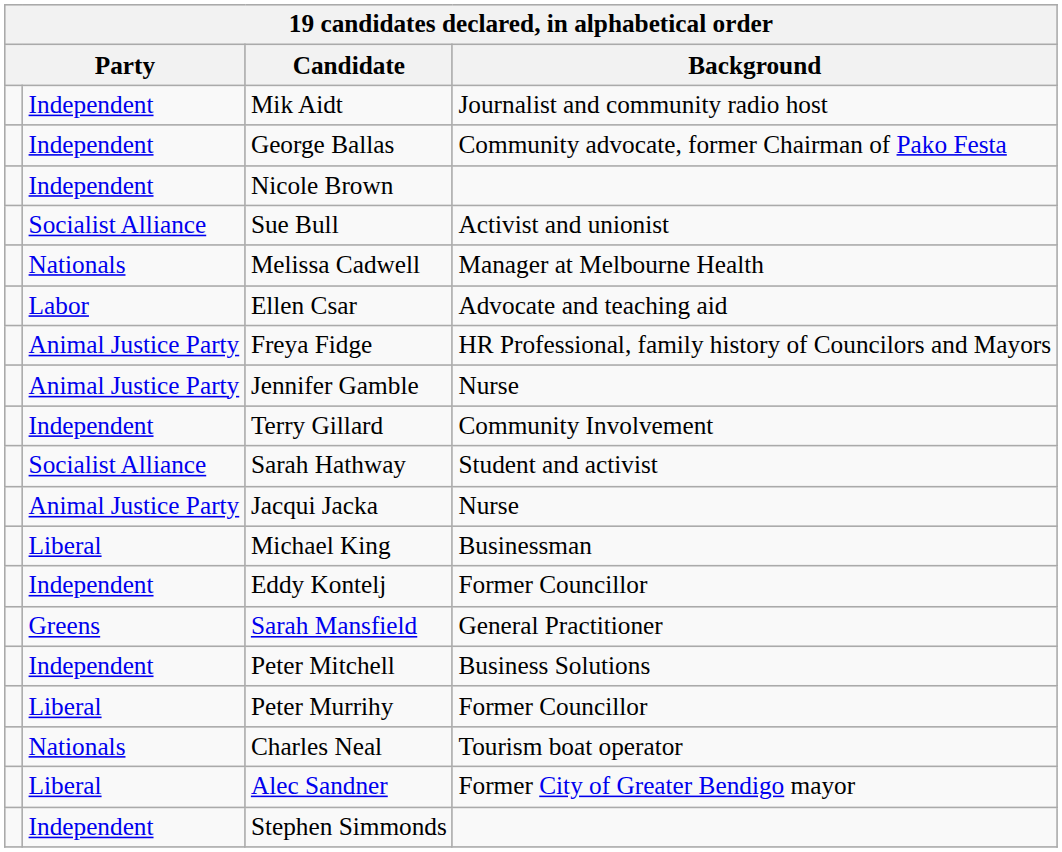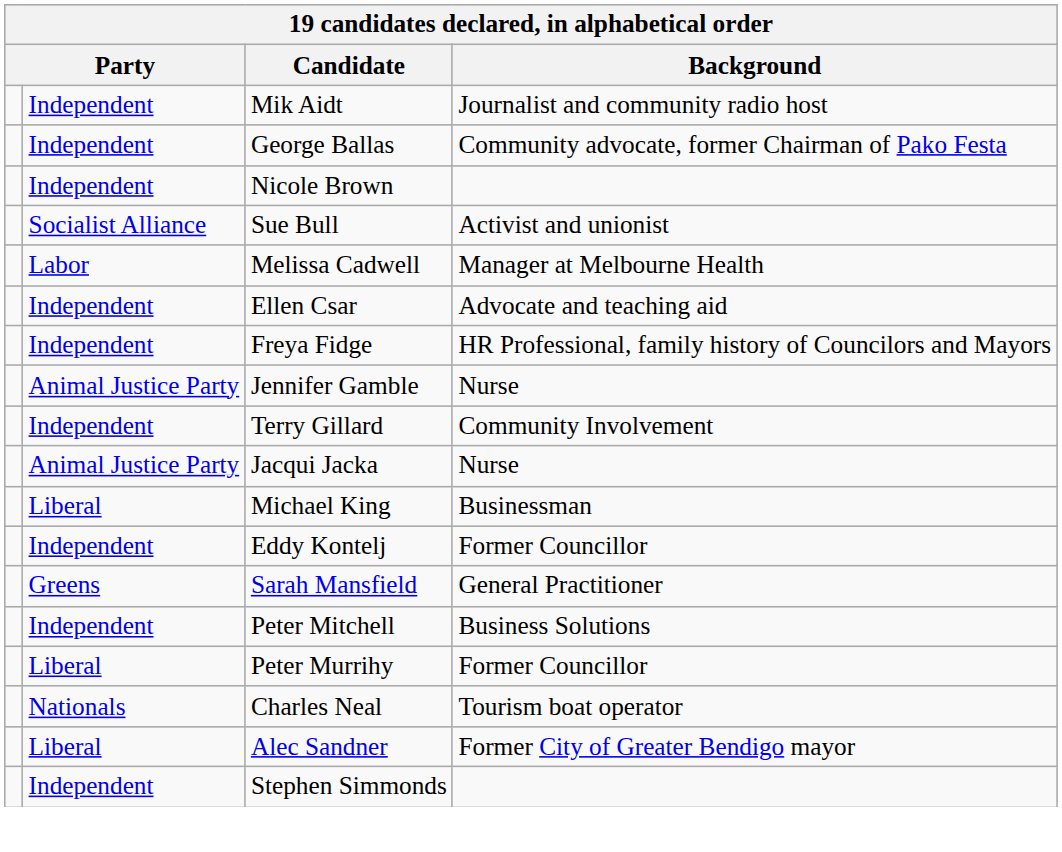(77, 265) Nationals -> (59, 265) Labor
(59, 305) Labor -> (91, 305) Independent
(134, 345) Animal Justice Party -> (91, 345) Independent
- row: (328, 465)
